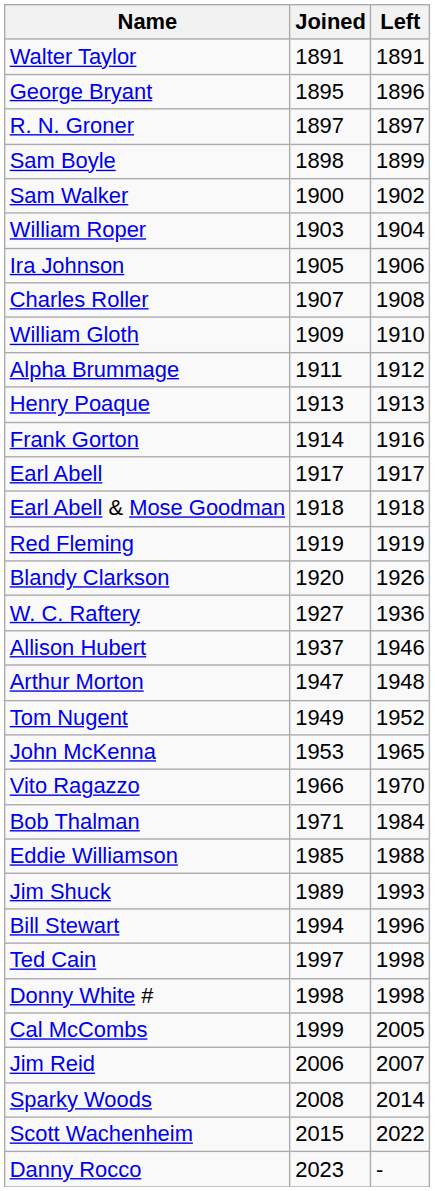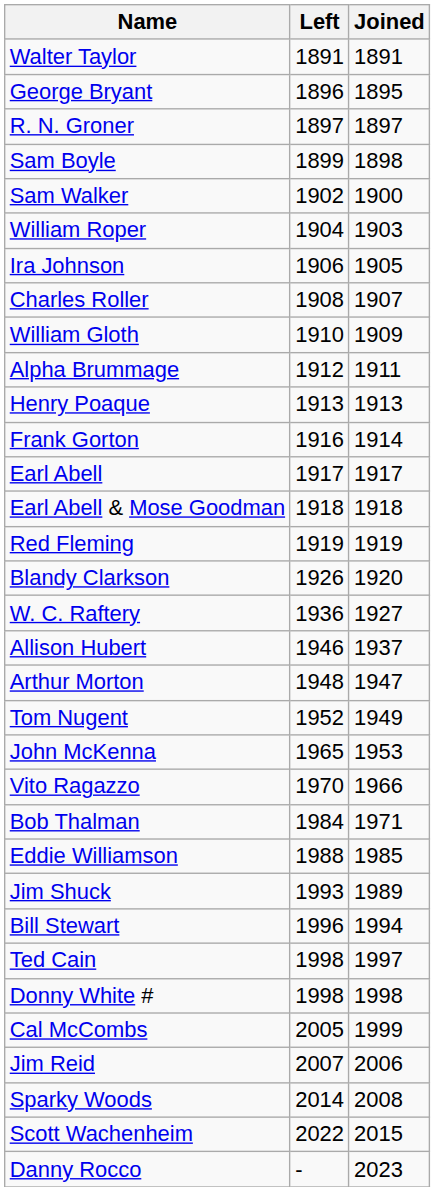columns swapped: (331, 21) <-> (400, 21)
